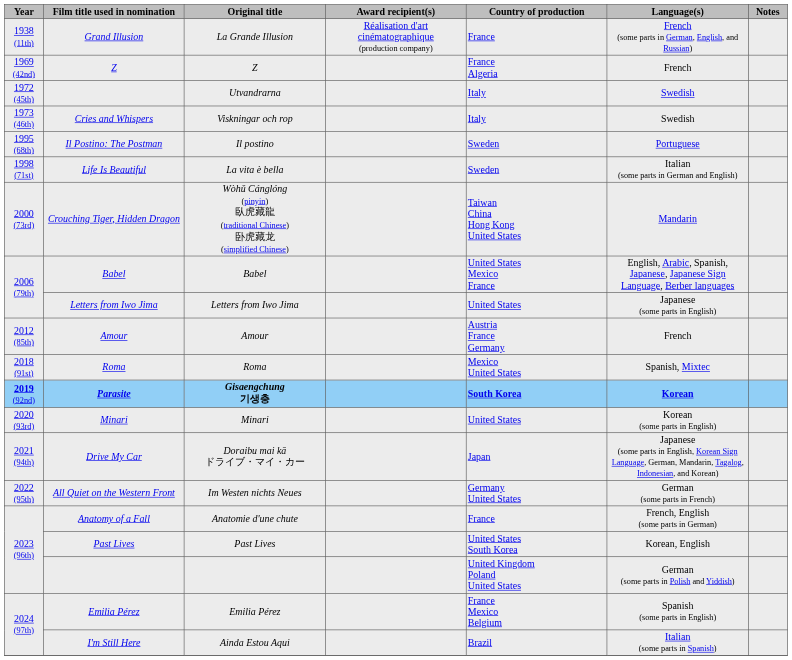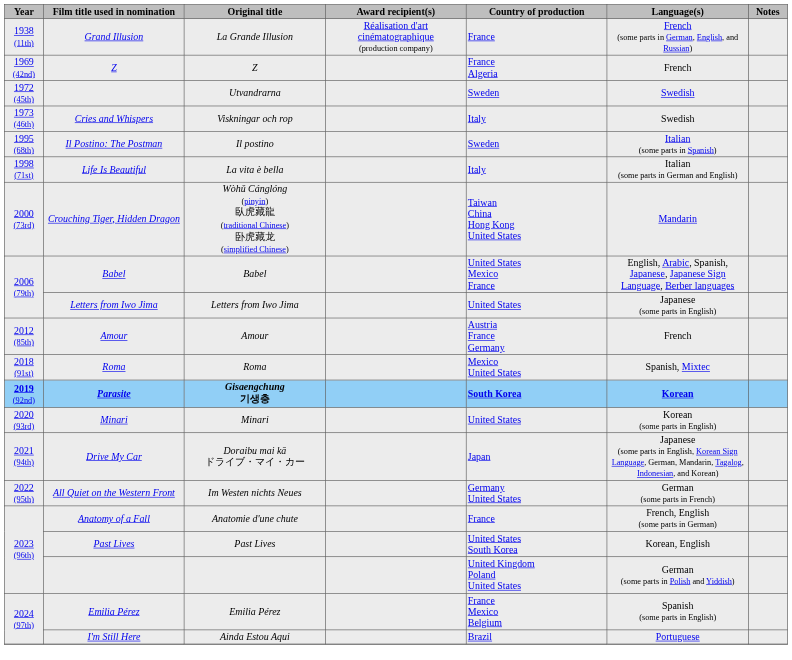(477, 93) Italy -> (484, 93) Sweden
(678, 144) Portuguese -> (678, 144) Italian (some parts in Spanish)
(484, 169) Sweden -> (477, 169) Italy
(678, 642) Italian (some parts in Spanish) -> (678, 637) Portuguese
